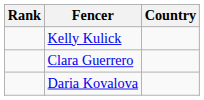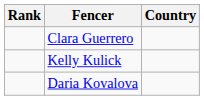rows swapped: (85, 38) <-> (90, 60)
